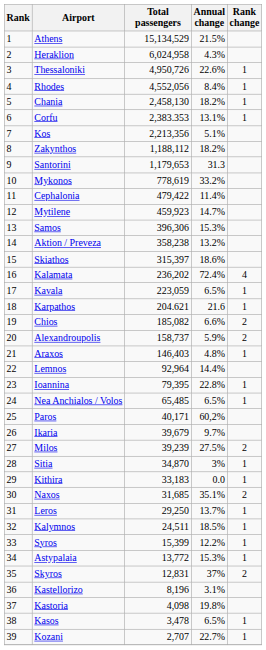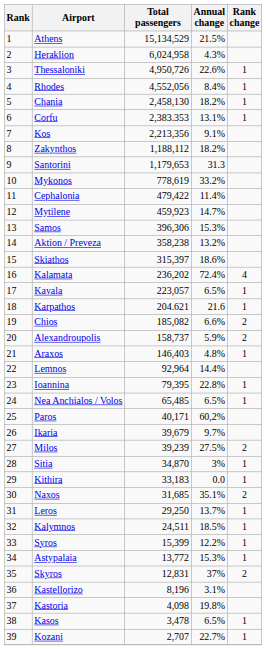(215, 133) 5.1% -> (215, 133) 9.1%
(173, 290) 223,059 -> (173, 290) 223,057
